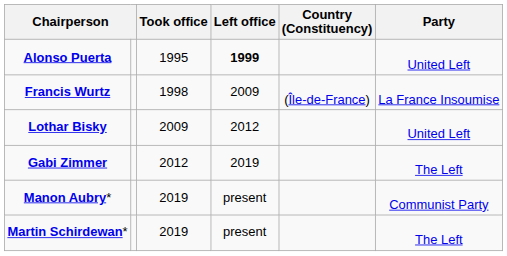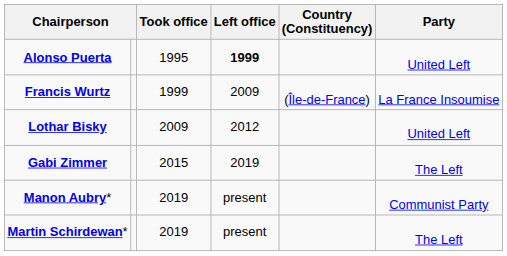(174, 92) 1998 -> (174, 92) 1999
(174, 162) 2012 -> (174, 162) 2015
